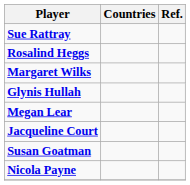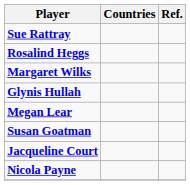rows swapped: (53, 131) <-> (49, 151)
